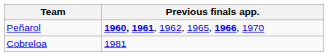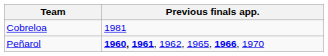rows swapped: (24, 28) <-> (27, 43)
